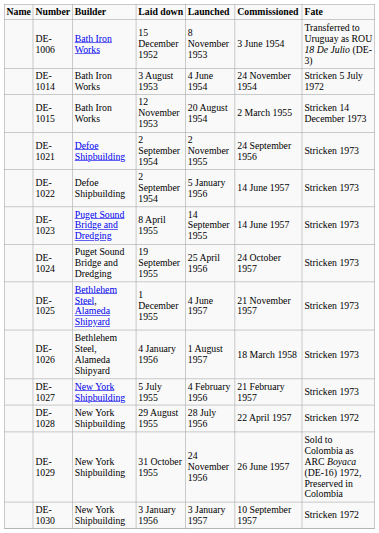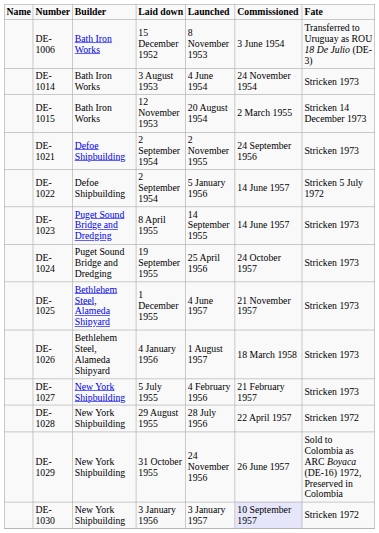(334, 81) Stricken 5 July 1972 -> (332, 81) Stricken 1973
(332, 188) Stricken 1973 -> (334, 188) Stricken 5 July 1972
(264, 515) no background -> (264, 515) lavender background
